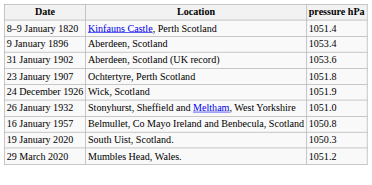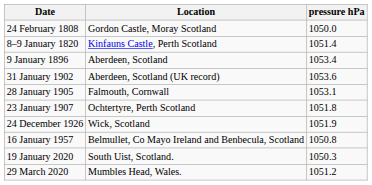+ row: (42, 28)
+ row: (40, 92)
- row: (40, 108)
